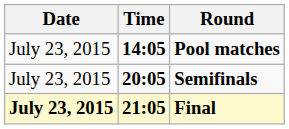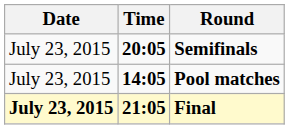rows swapped: (227, 49) <-> (216, 78)
